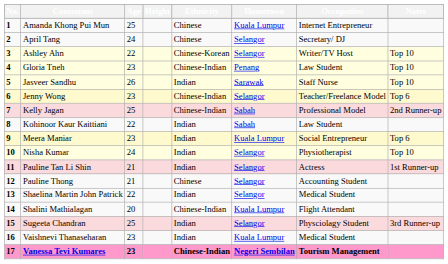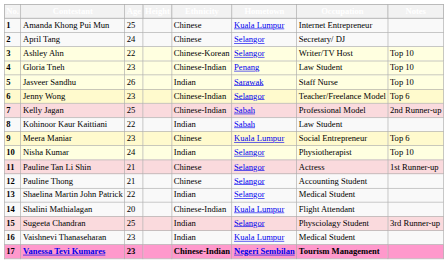(185, 138) Indian -> (188, 138) Chinese
(185, 166) Indian -> (188, 166) Chinese
